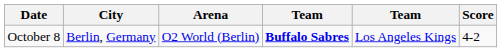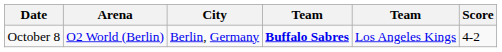columns swapped: (111, 15) <-> (210, 15)
